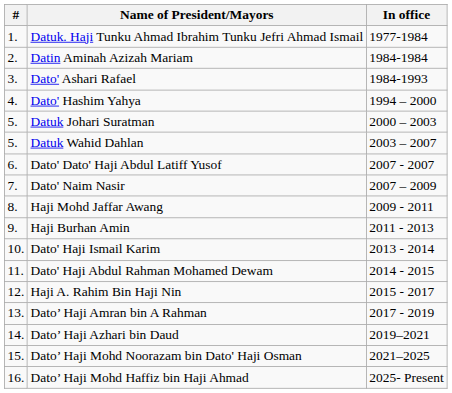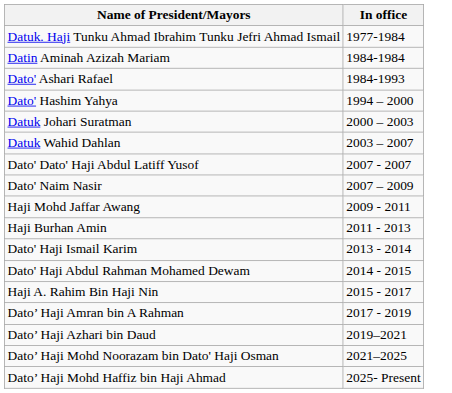- column: (16, 15)
